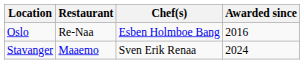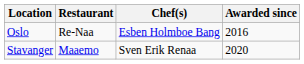(237, 50) 2024 -> (237, 50) 2020
